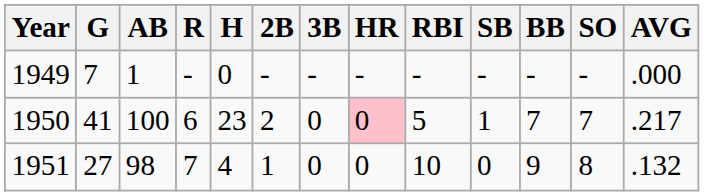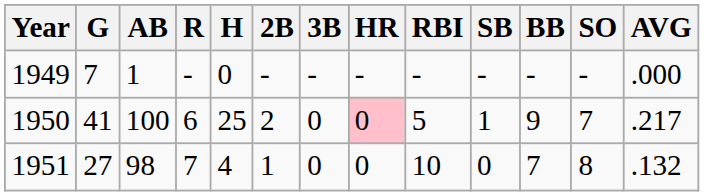(232, 119) 23 -> (232, 119) 25
(533, 119) 7 -> (533, 119) 9
(533, 166) 9 -> (533, 166) 7
